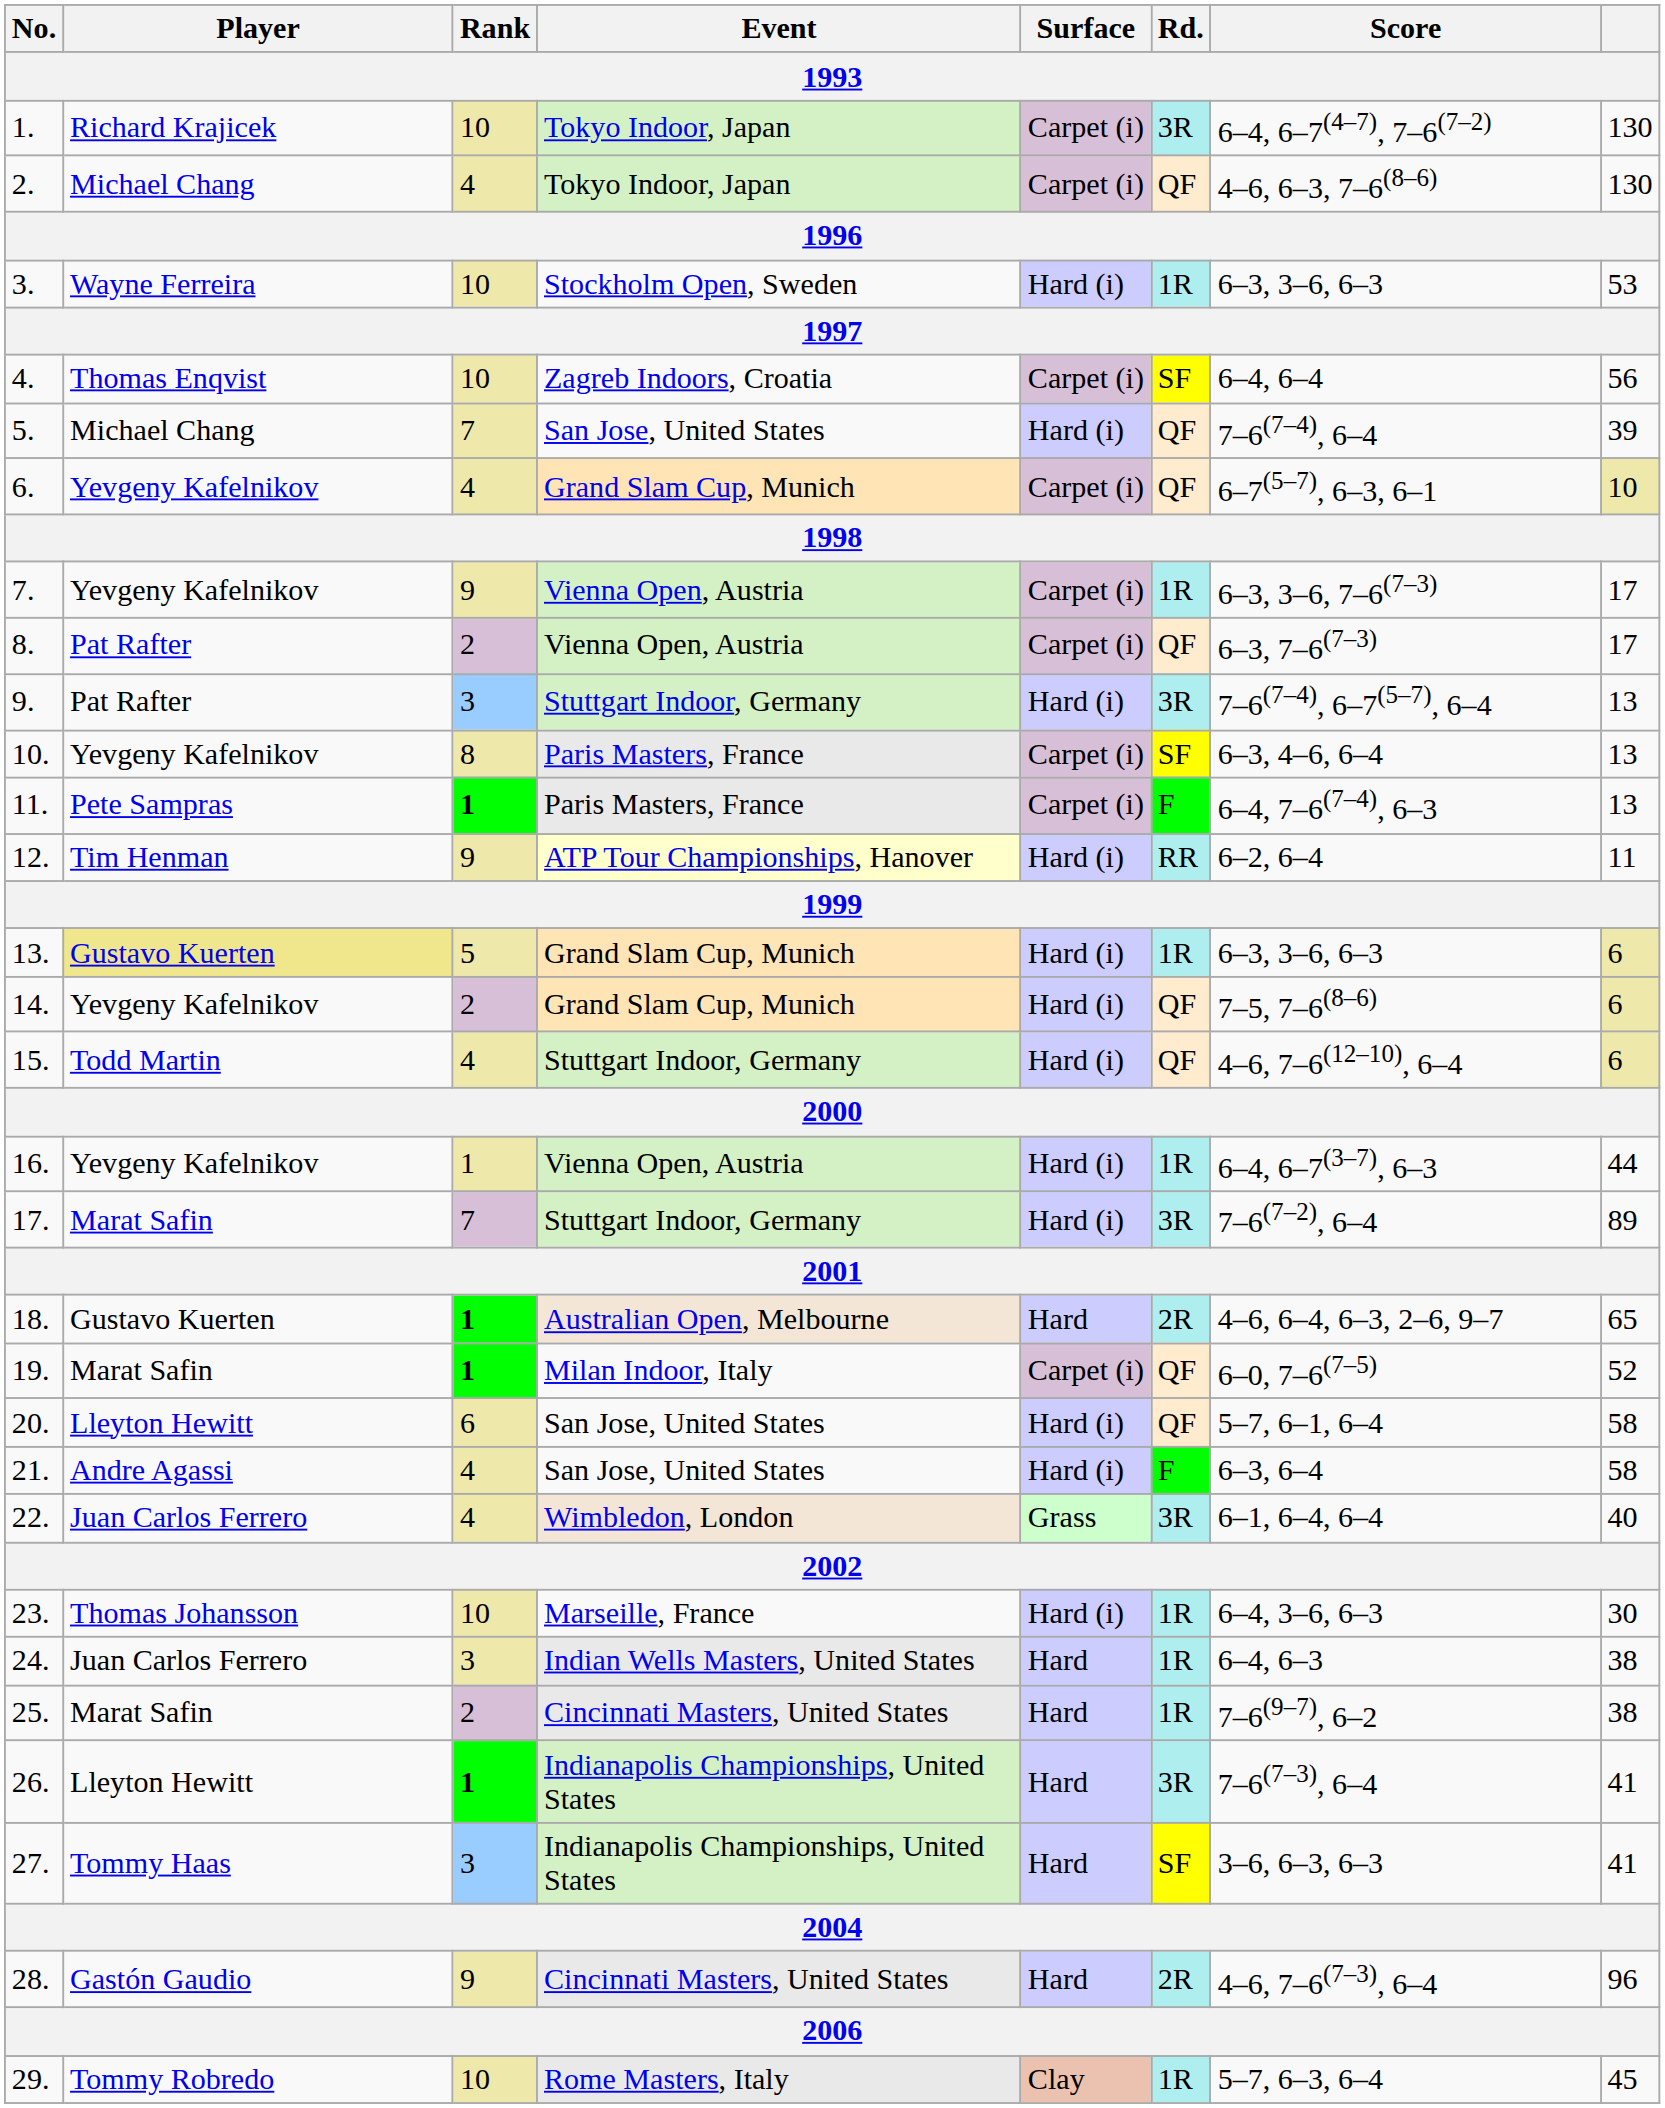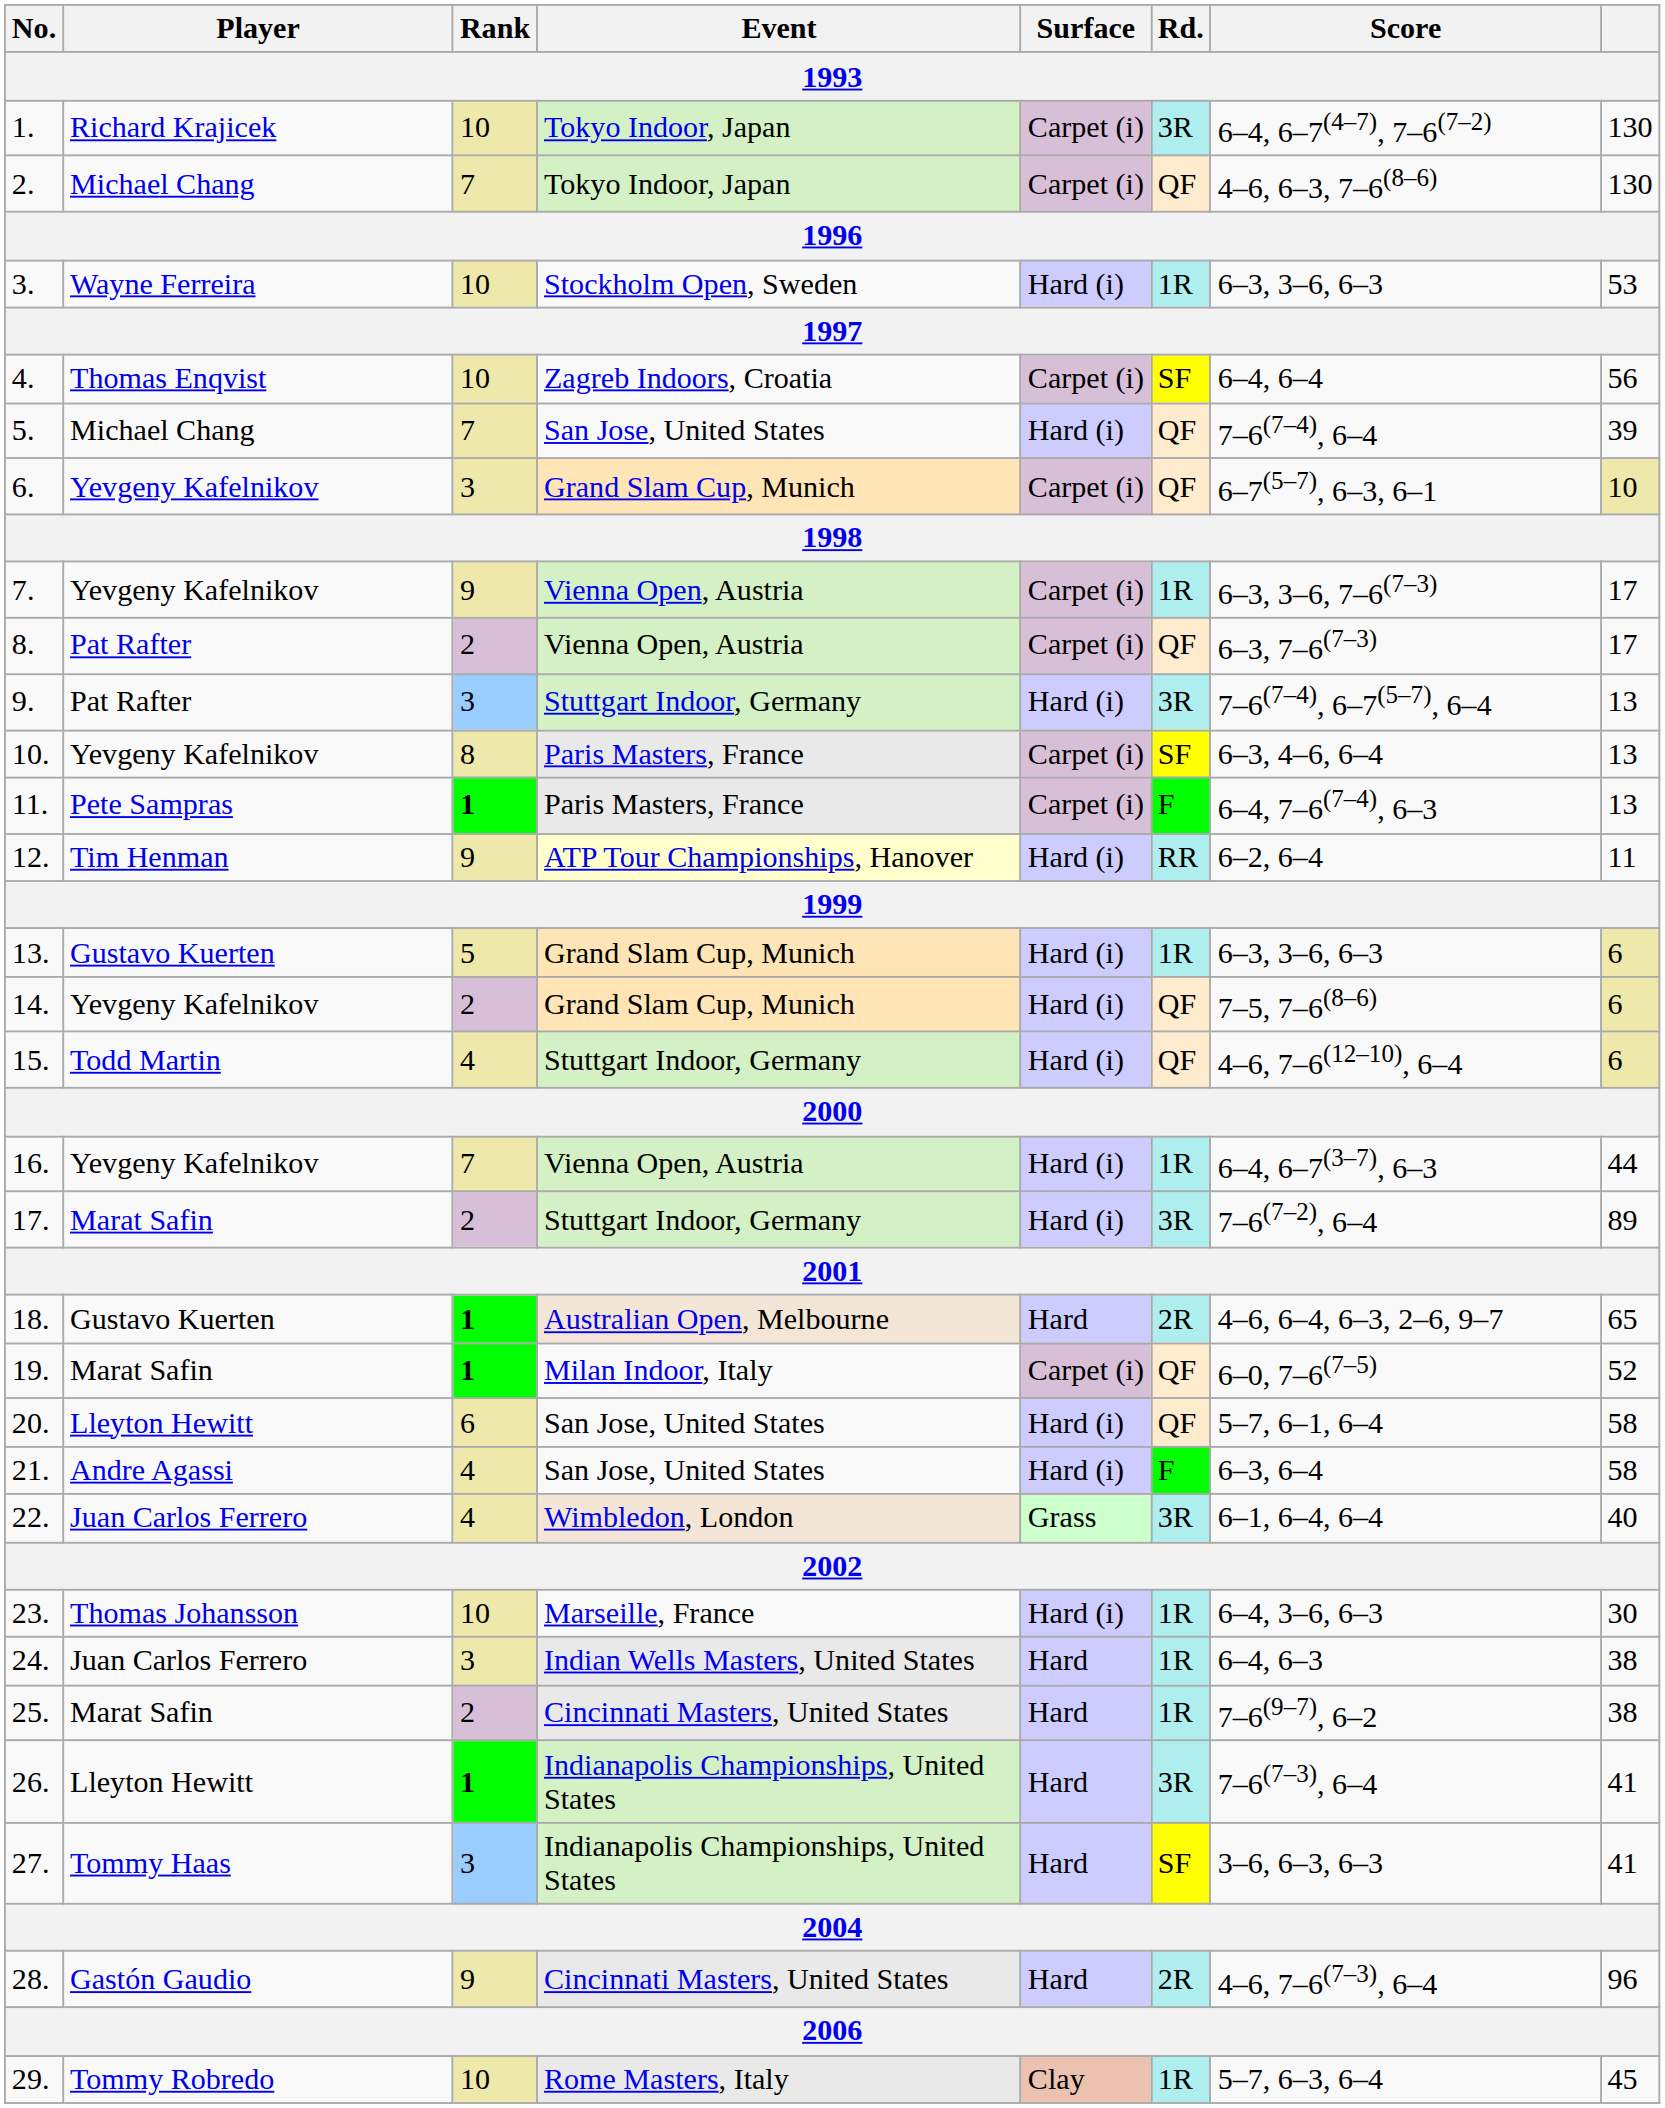(467, 183) 4 -> (467, 183) 7
(467, 486) 4 -> (467, 486) 3
(172, 952) khaki background -> (172, 952) no background
(467, 1163) 1 -> (467, 1163) 7
(467, 1219) 7 -> (467, 1219) 2
